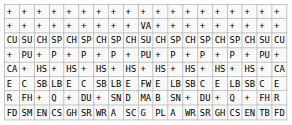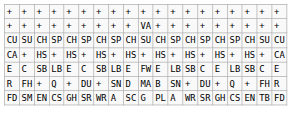- row: (9, 55)
